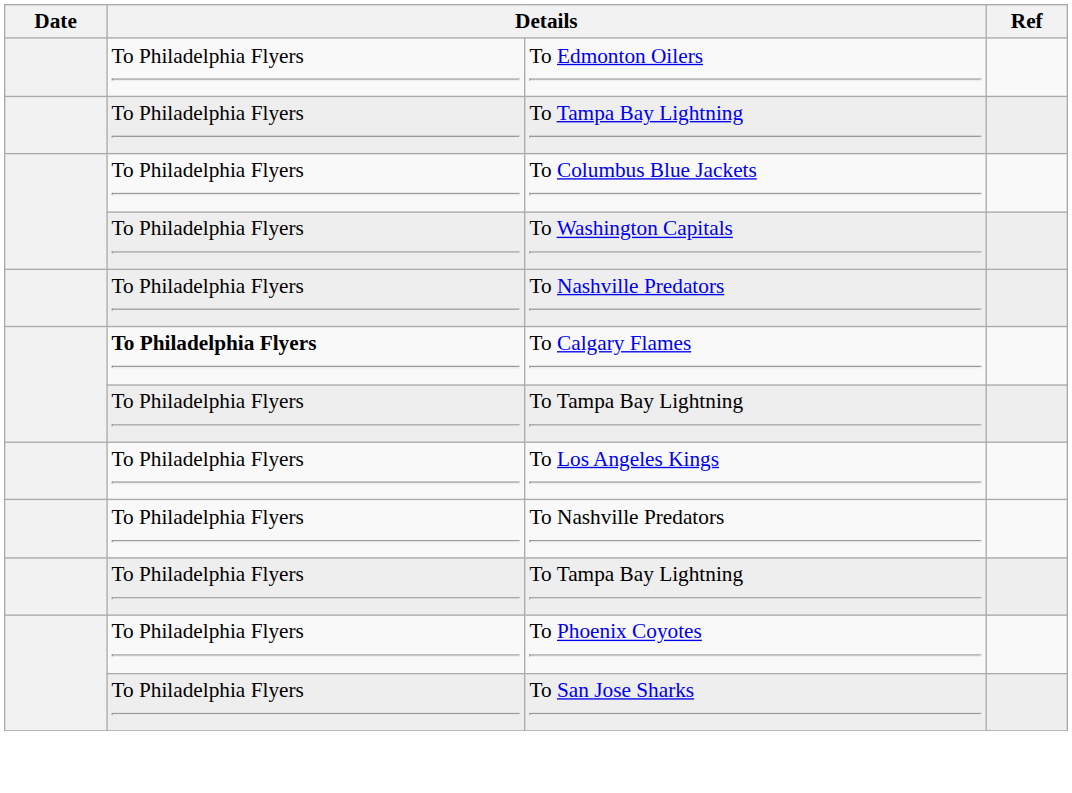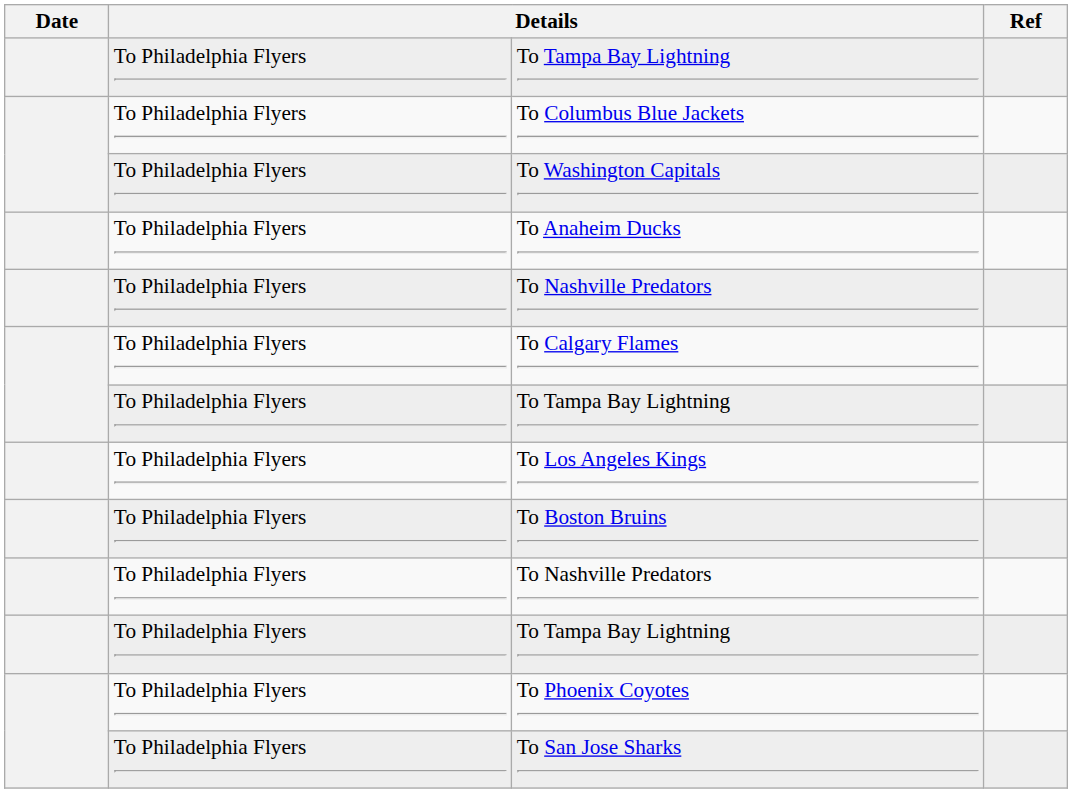- row: (56, 67)
+ row: (57, 240)
(316, 350) bold -> (310, 350) normal
+ row: (57, 529)
